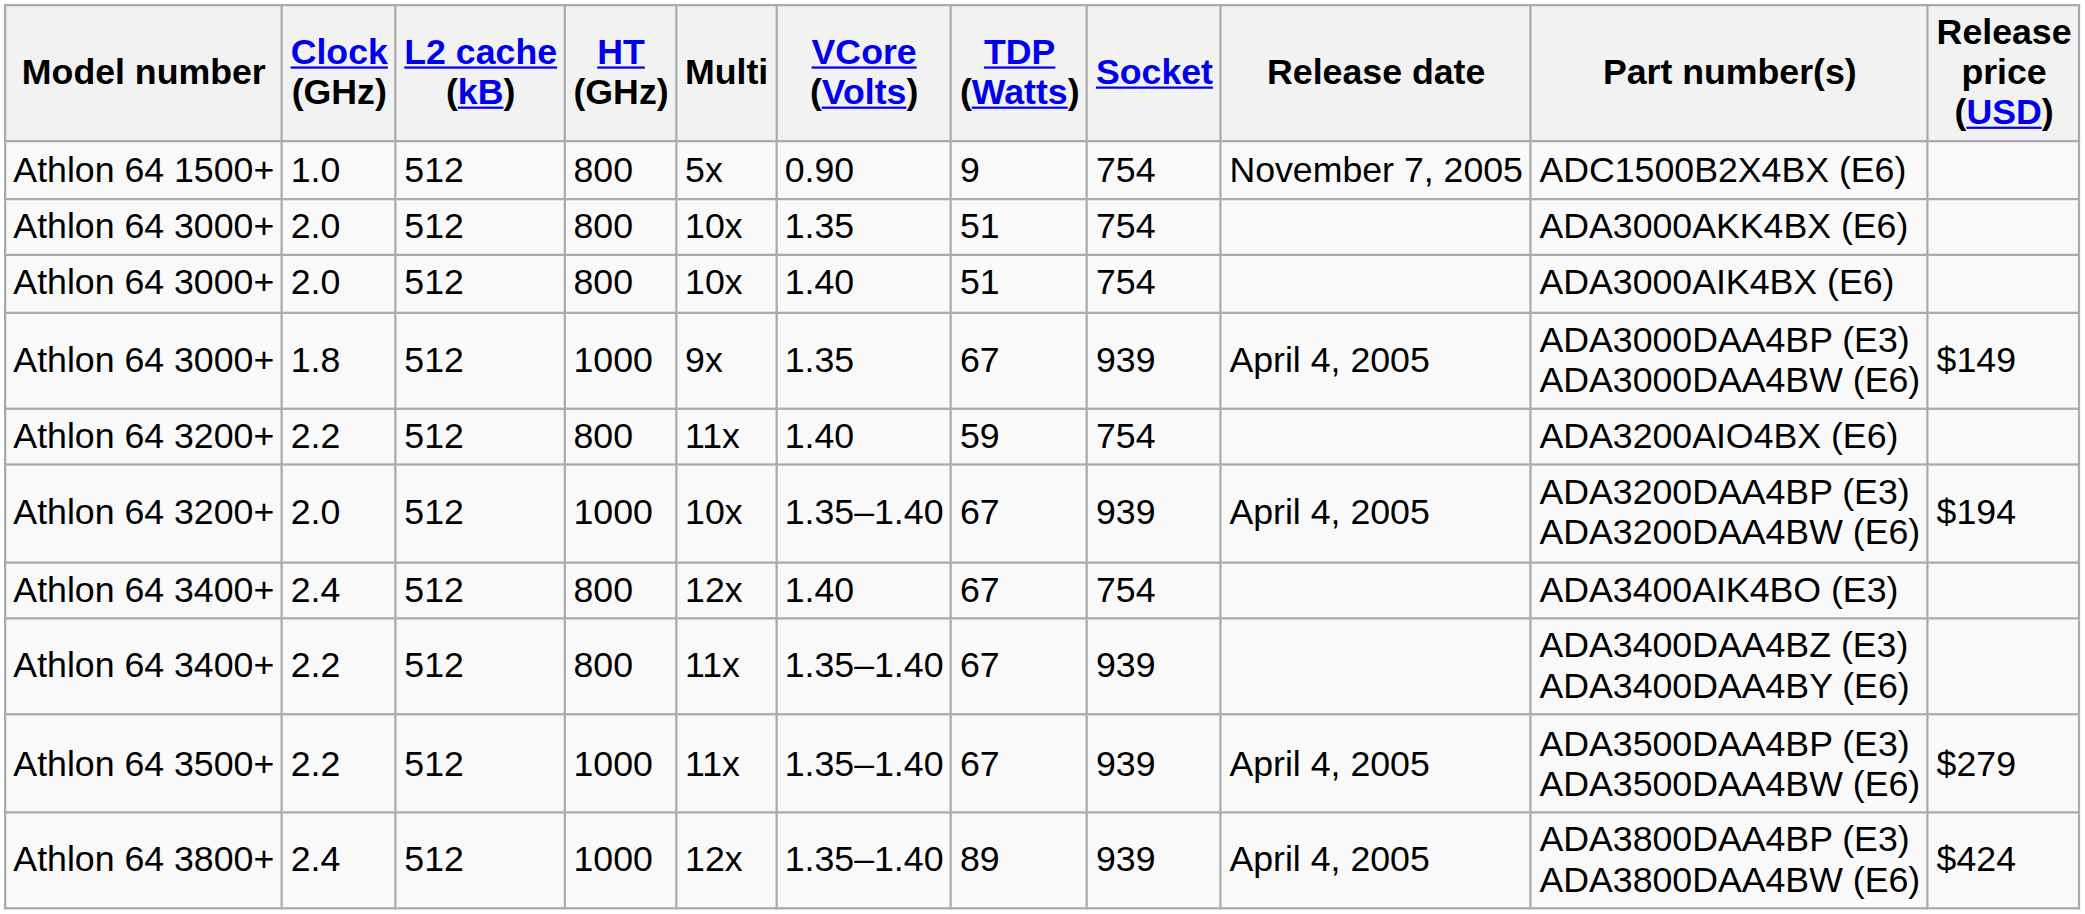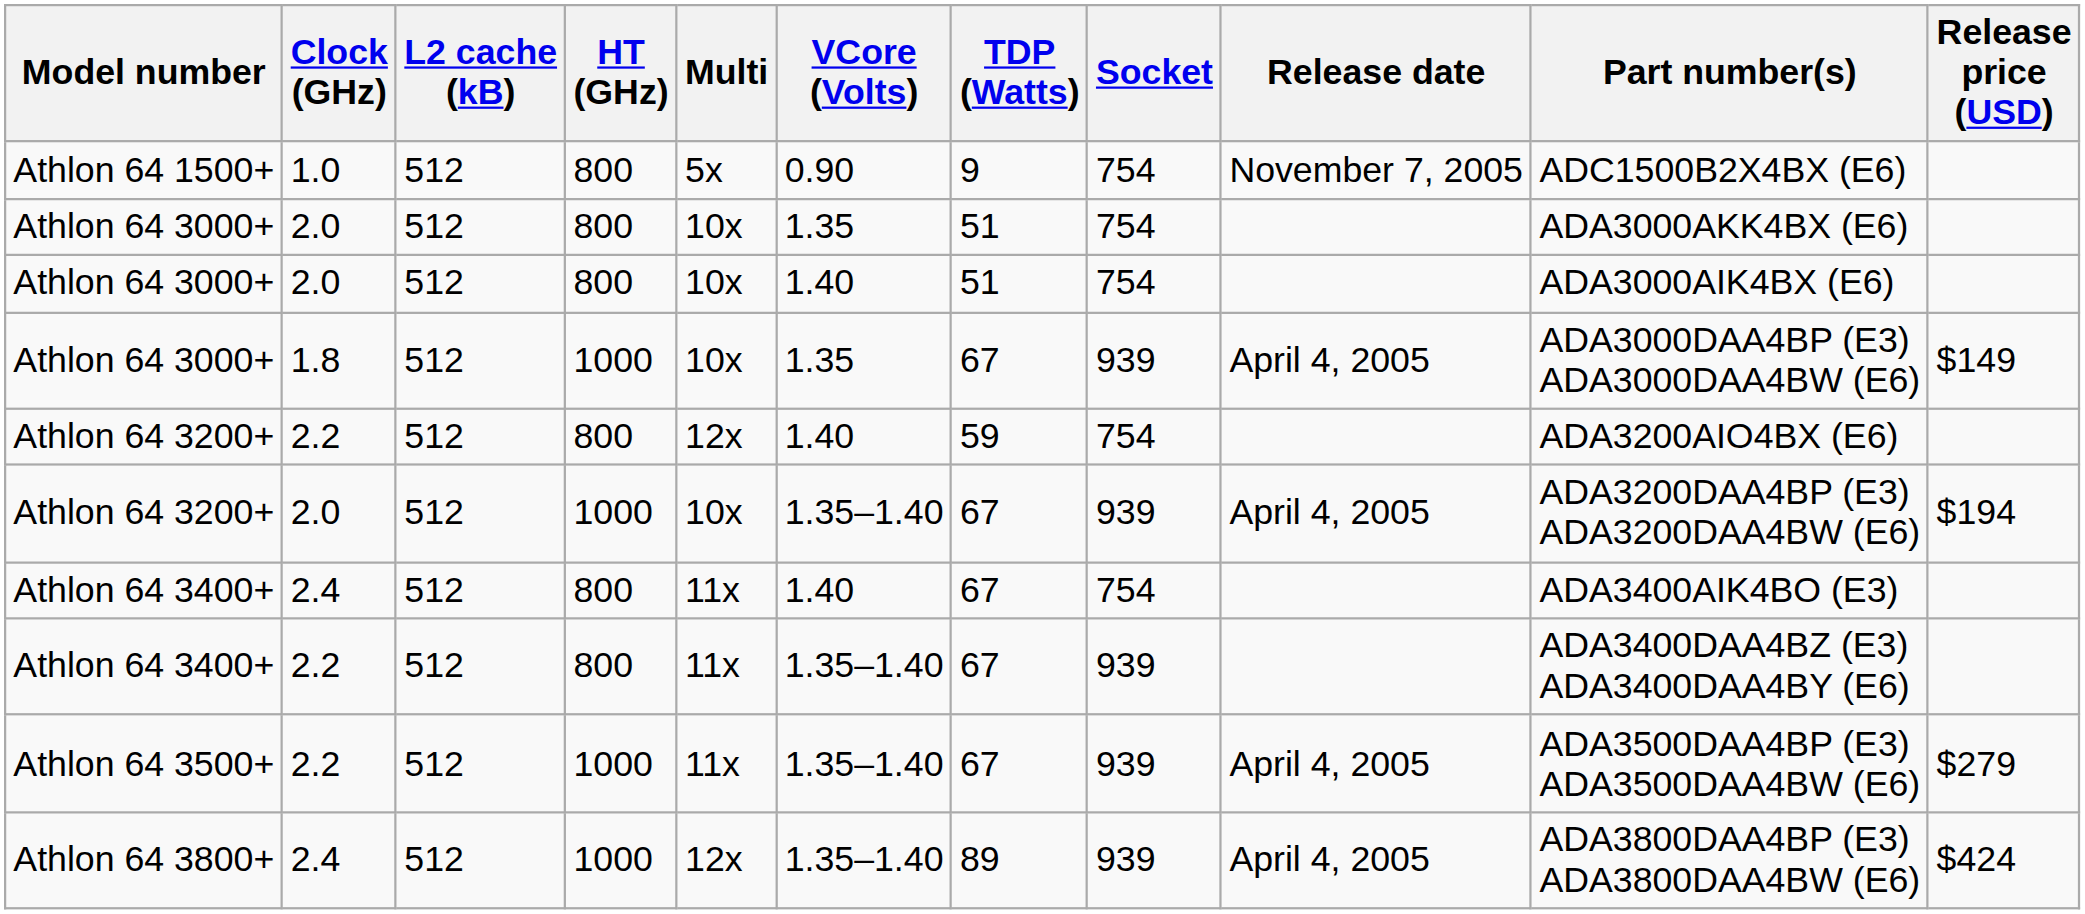(704, 359) 9x -> (714, 359) 10x
(712, 436) 11x -> (714, 436) 12x
(714, 589) 12x -> (712, 589) 11x
